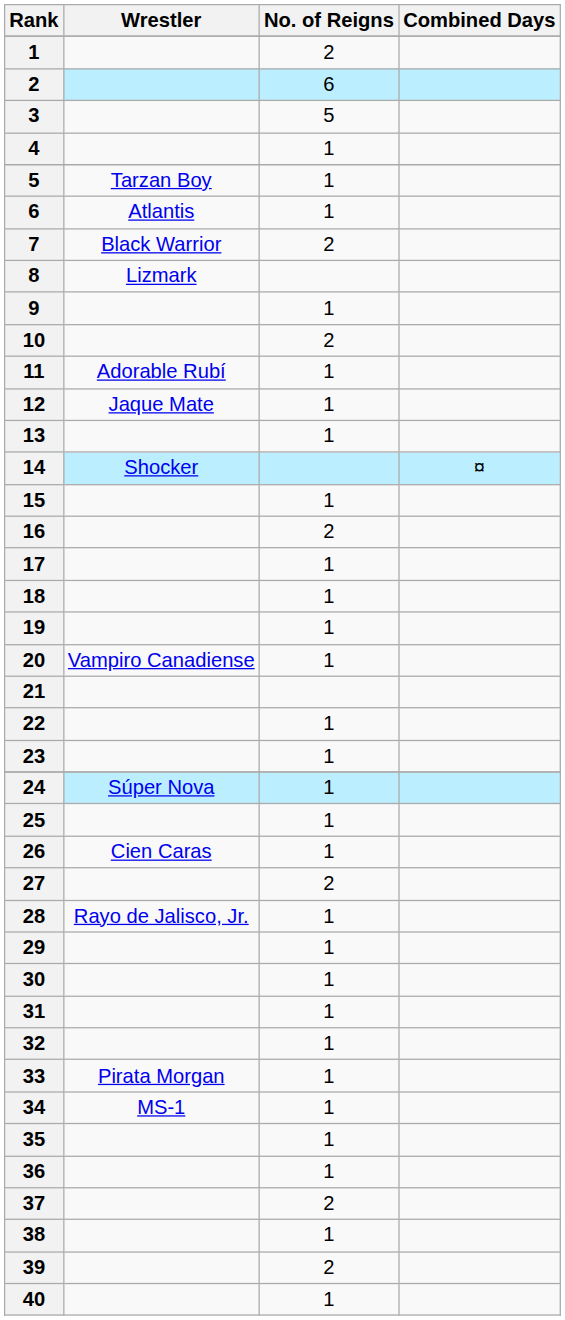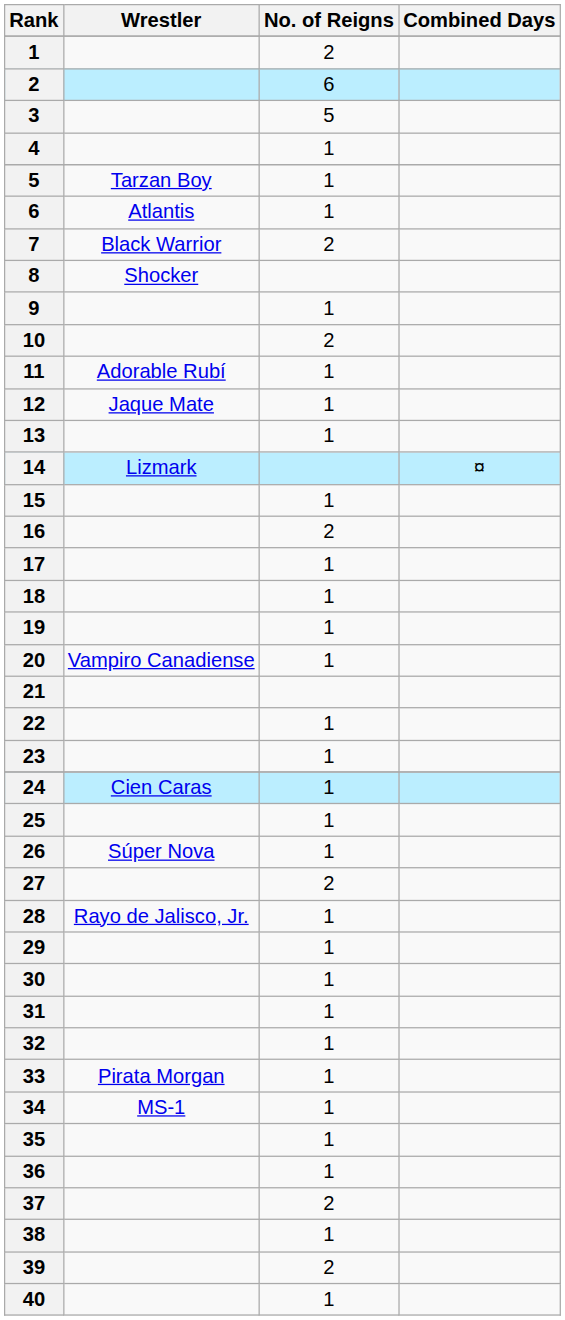(161, 276) Lizmark -> (161, 276) Shocker
(161, 468) Shocker -> (161, 468) Lizmark
(161, 787) Súper Nova -> (161, 787) Cien Caras
(161, 851) Cien Caras -> (161, 851) Súper Nova
